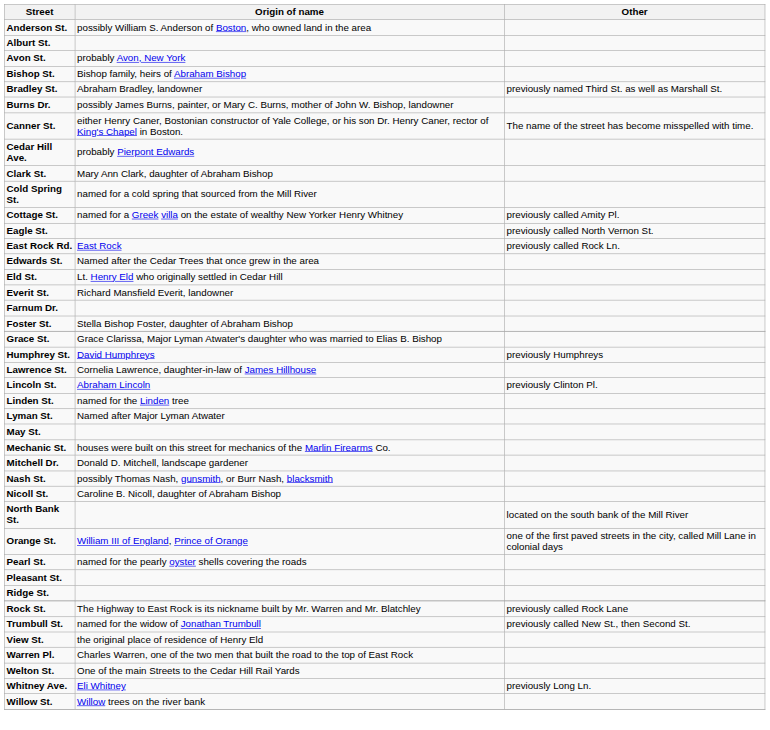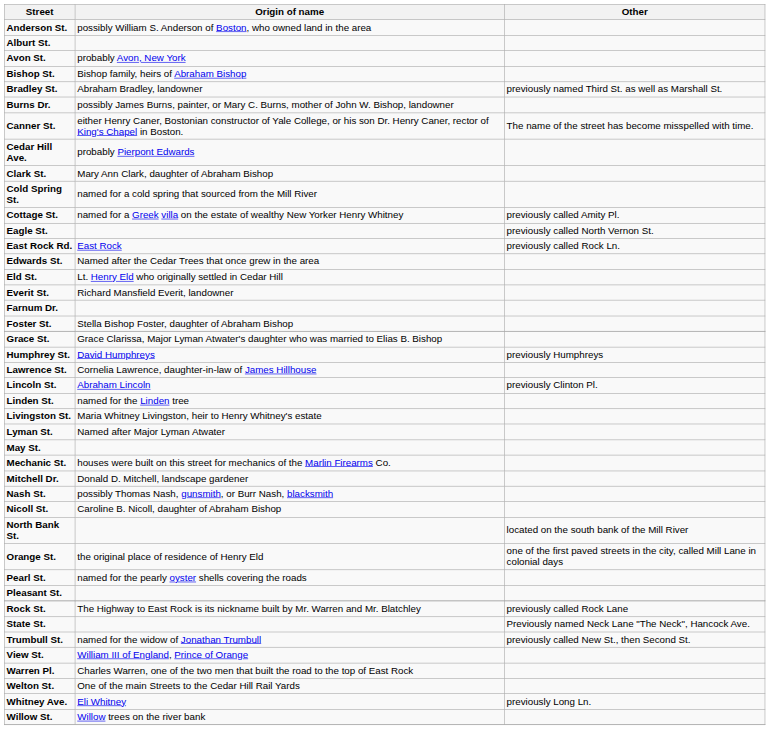+ row: (39, 416)
(162, 541) William III of England, Prince of Orange -> (170, 556) the original place of residence of Henry Eld
- row: (28, 593)
+ row: (26, 624)
(170, 639) the original place of residence of Henry Eld -> (163, 655) William III of England, Prince of Orange
